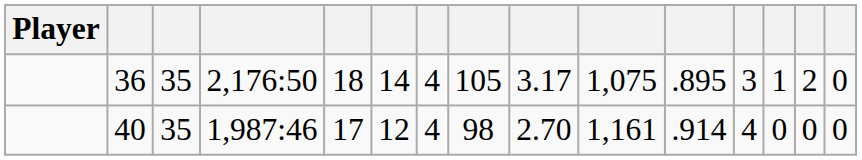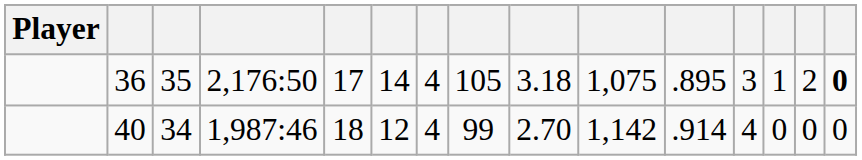(348, 79) 18 -> (348, 79) 17
(544, 79) 3.17 -> (544, 79) 3.18
(840, 79) normal -> (840, 79) bold
(176, 129) 35 -> (176, 129) 34
(348, 129) 17 -> (348, 129) 18
(478, 129) 98 -> (478, 129) 99
(621, 129) 1,161 -> (621, 129) 1,142
